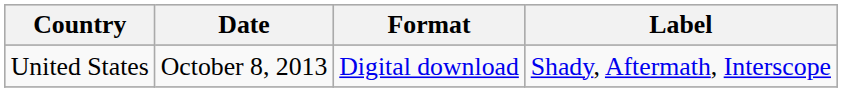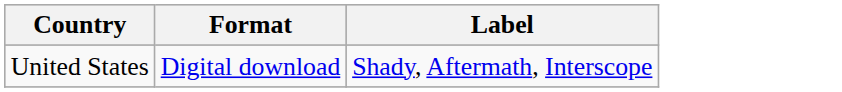- column: (244, 24)
